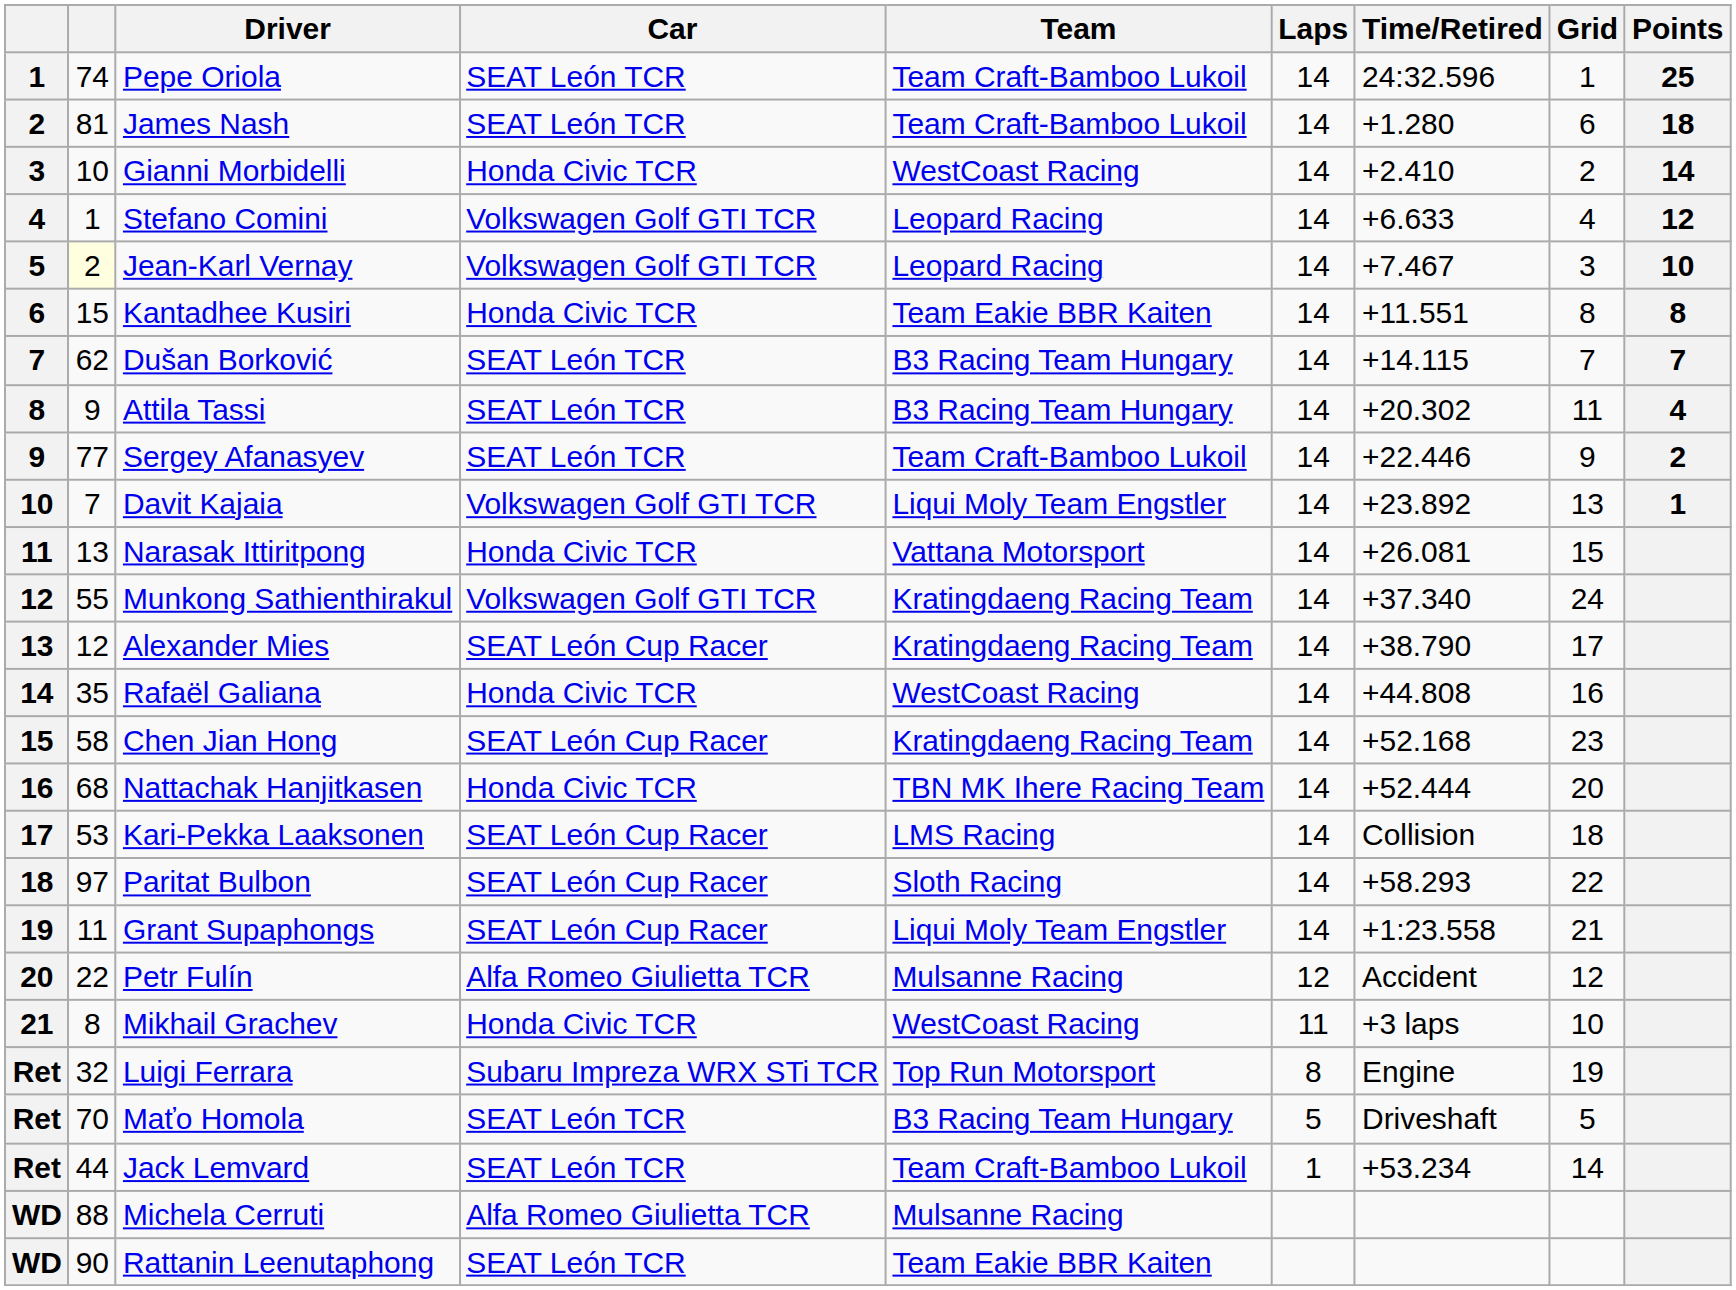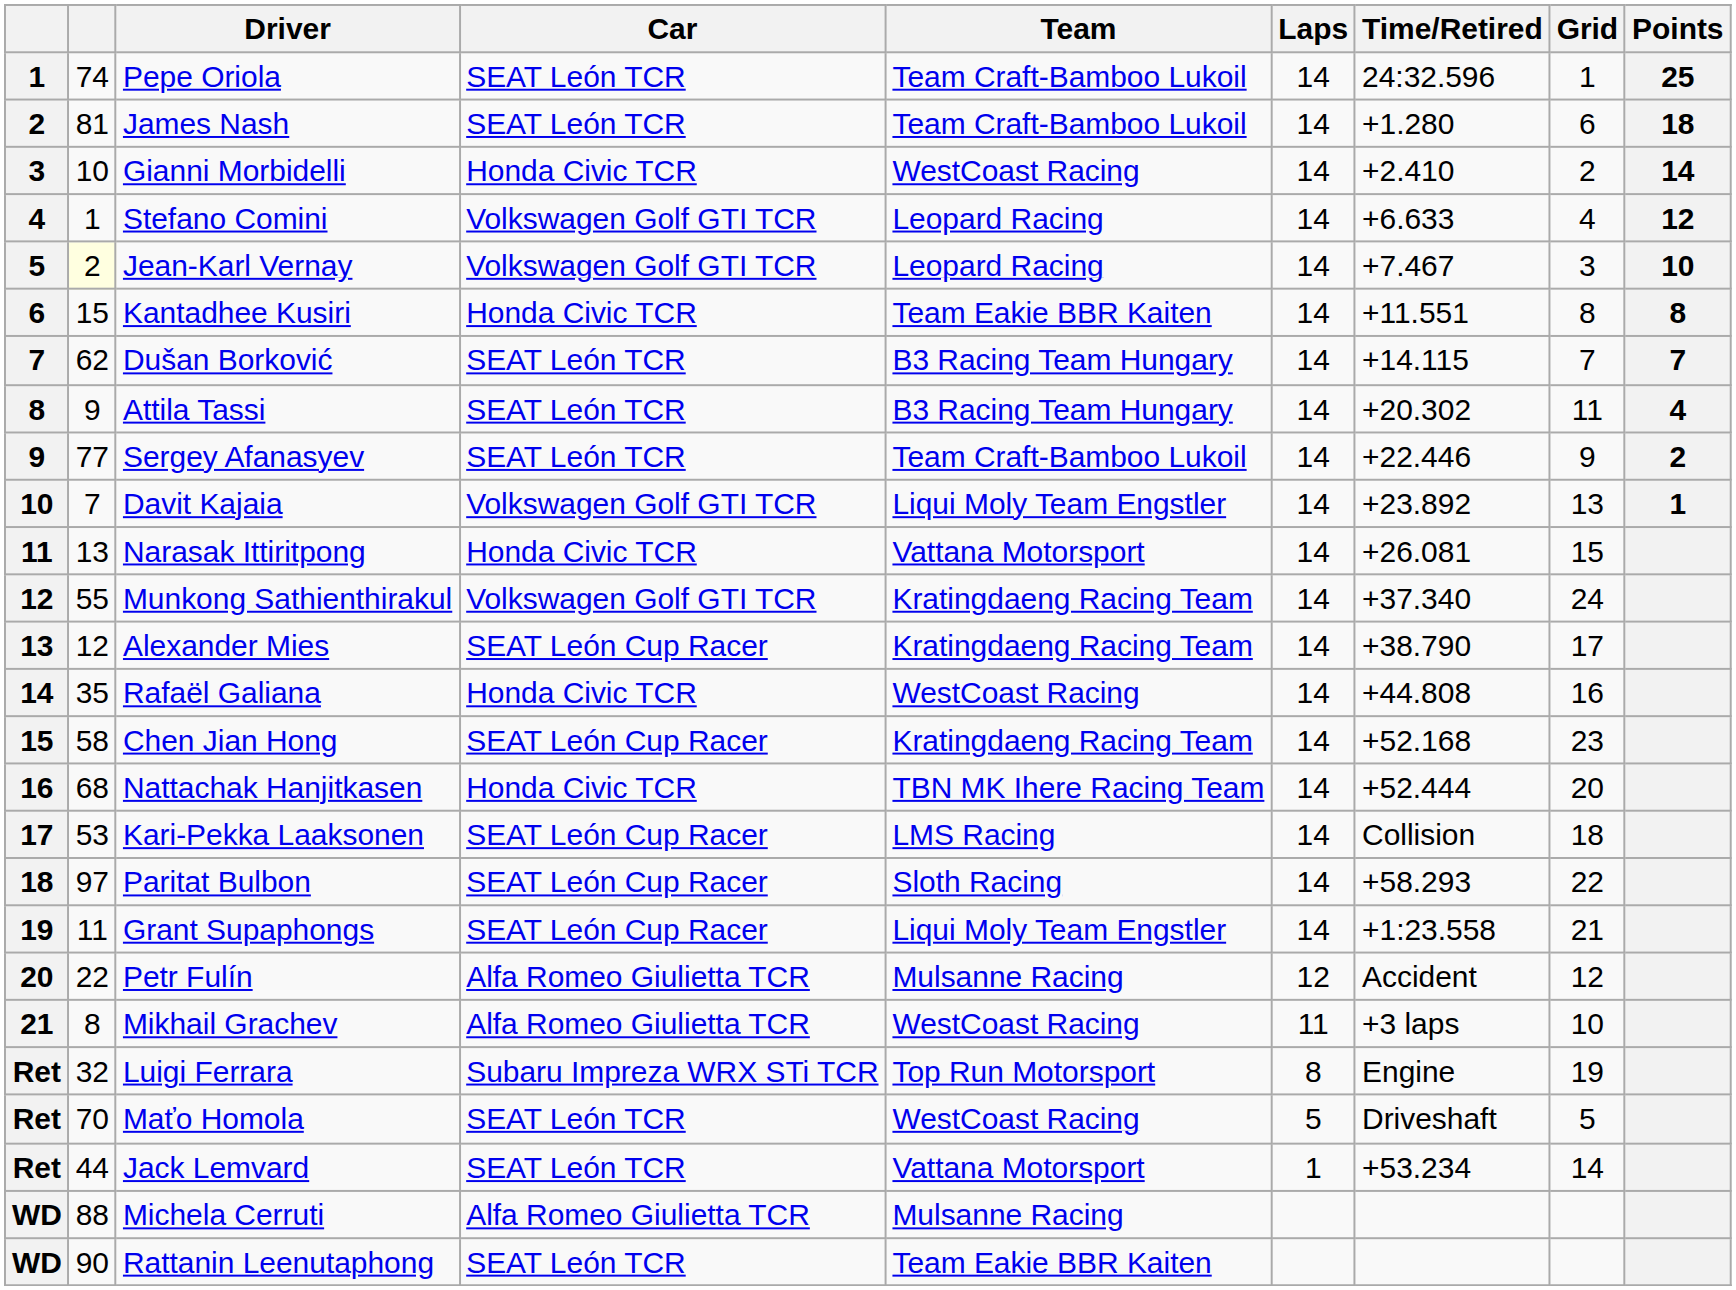(581, 1024) Honda Civic TCR -> (638, 1024) Alfa Romeo Giulietta TCR
(1063, 1119) B3 Racing Team Hungary -> (1016, 1119) WestCoast Racing
(1070, 1167) Team Craft-Bamboo Lukoil -> (1019, 1167) Vattana Motorsport
